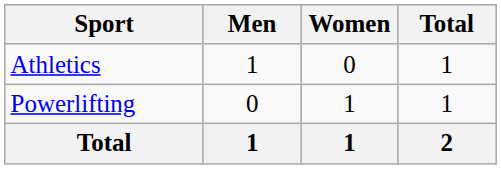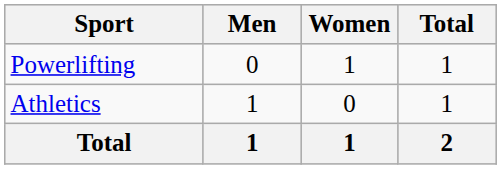rows swapped: (56, 63) <-> (73, 103)
